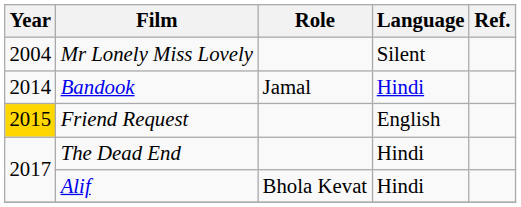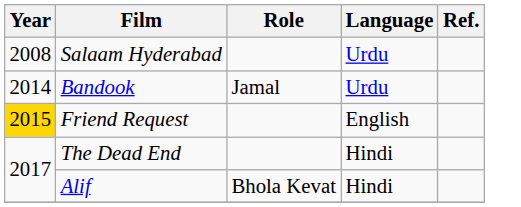- row: (157, 53)
+ row: (141, 53)
(400, 86) Hindi -> (367, 86) Urdu
